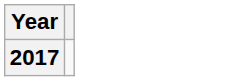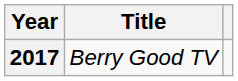+ column: (144, 22)
